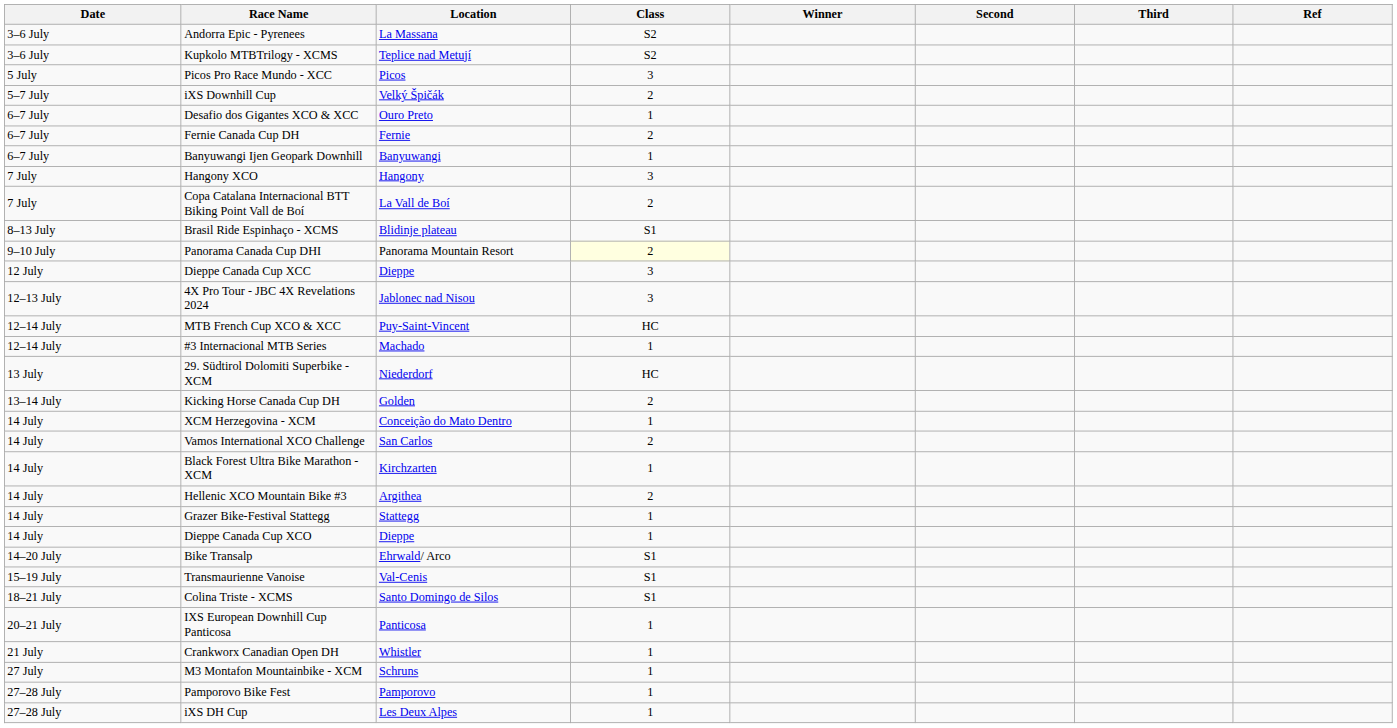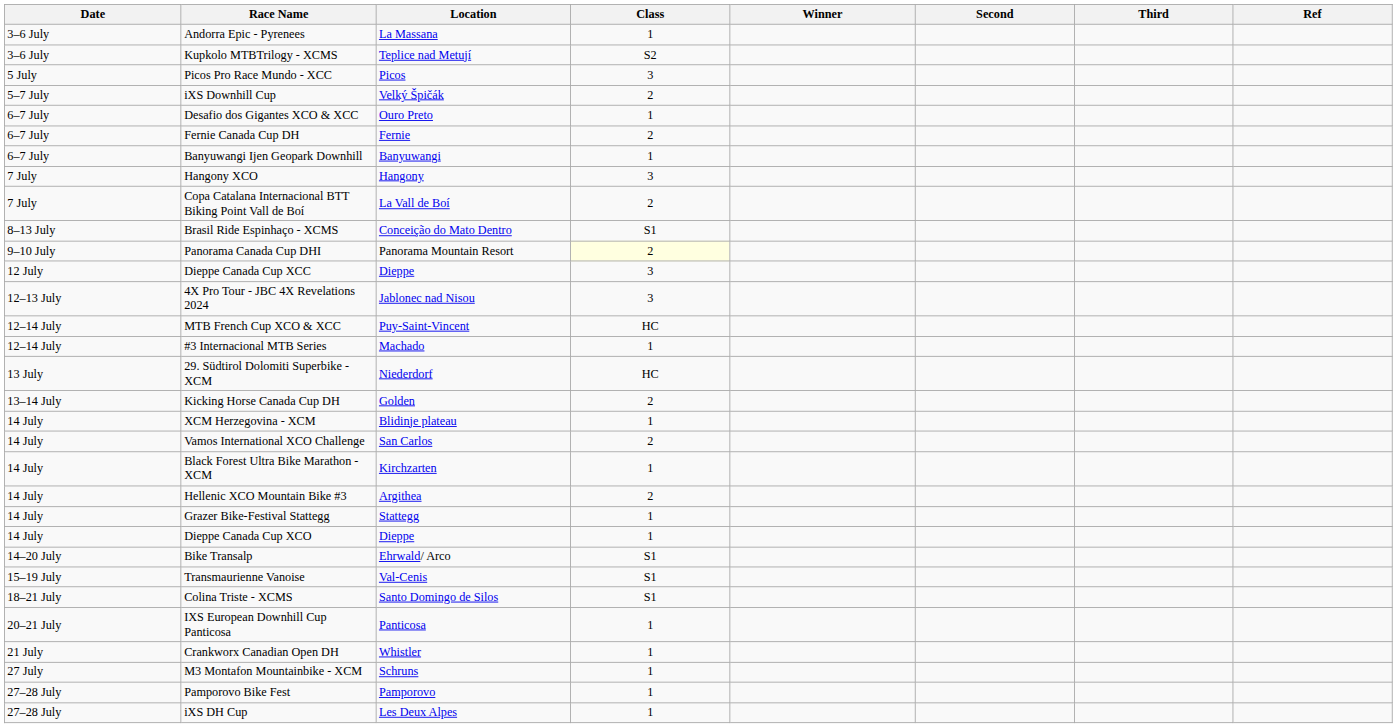(650, 34) S2 -> (650, 34) 1
(418, 230) Blidinje plateau -> (445, 230) Conceição do Mato Dentro
(445, 420) Conceição do Mato Dentro -> (418, 420) Blidinje plateau
